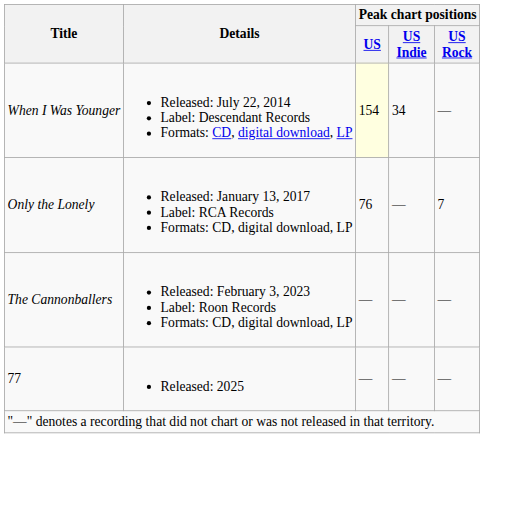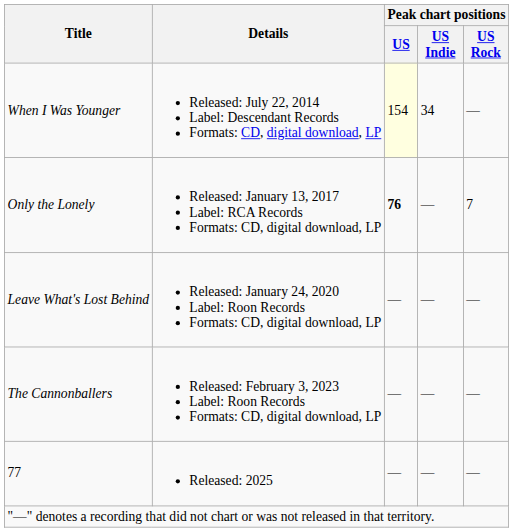(366, 204) normal -> (394, 204) bold
+ row: (78, 299)
